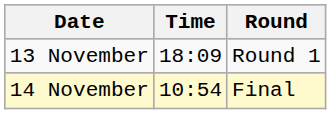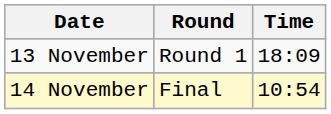columns swapped: (190, 22) <-> (276, 22)
